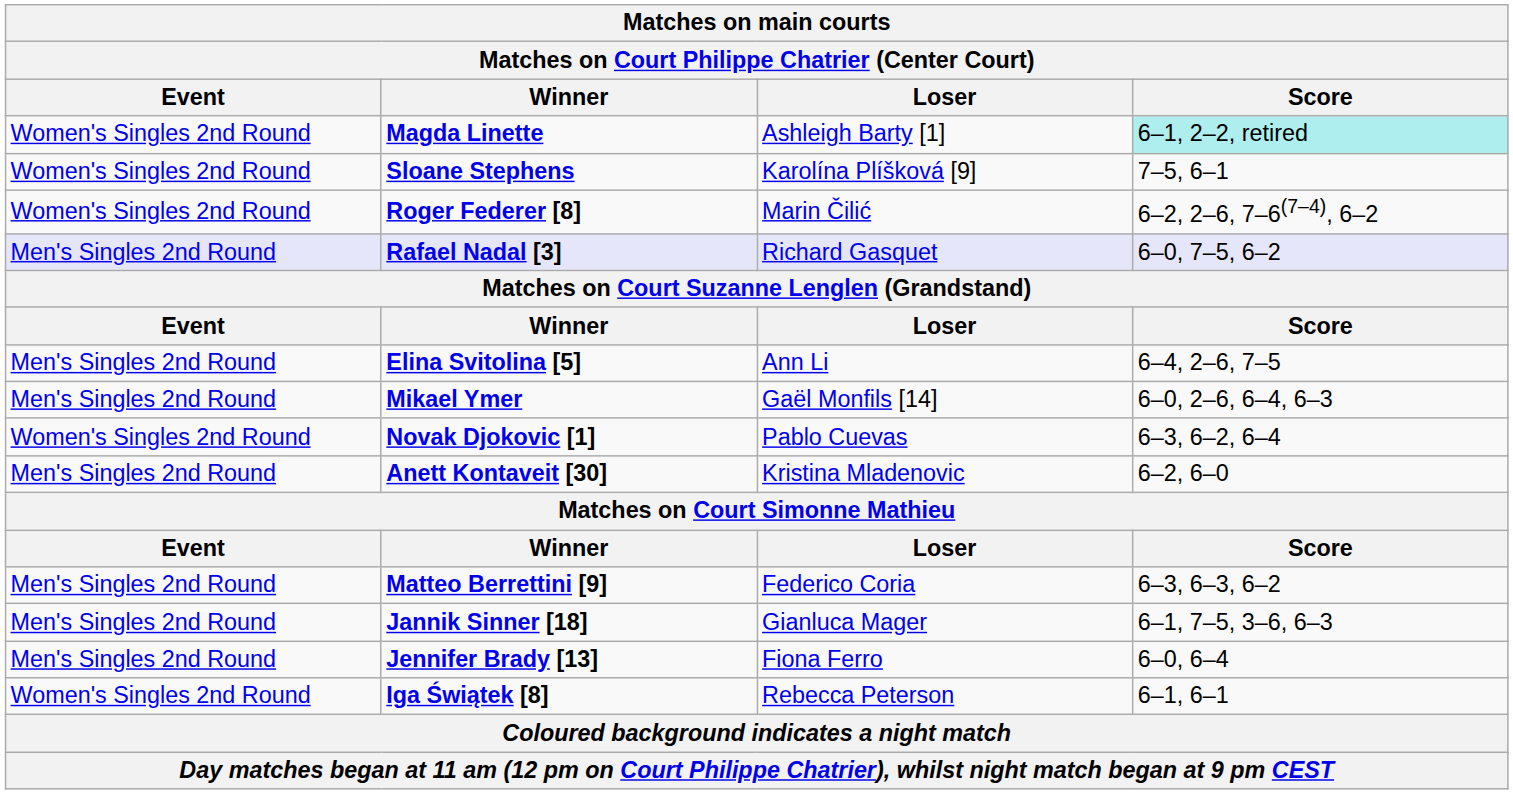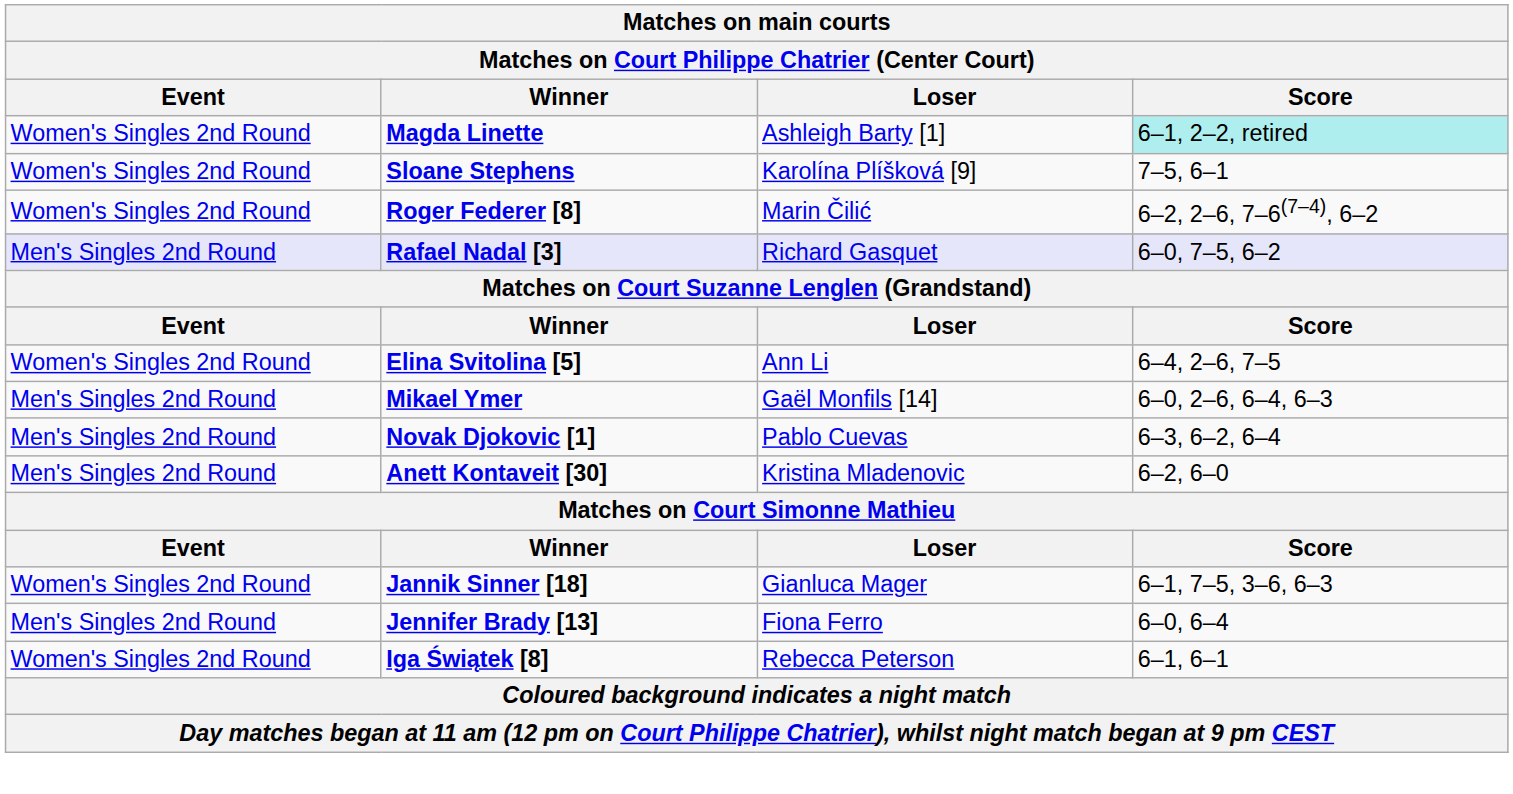(143, 362) Men's Singles 2nd Round -> (161, 362) Women's Singles 2nd Round
(161, 436) Women's Singles 2nd Round -> (143, 436) Men's Singles 2nd Round
- row: (497, 585)
(143, 622) Men's Singles 2nd Round -> (161, 585) Women's Singles 2nd Round
